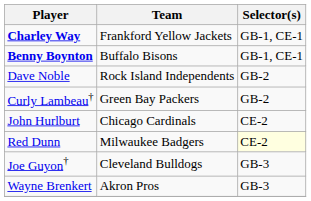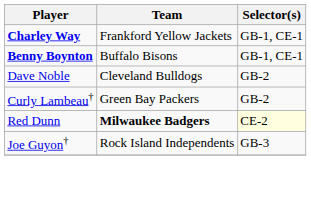(167, 76) Rock Island Independents -> (151, 76) Cleveland Bulldogs
- row: (44, 121)
(152, 141) normal -> (155, 121) bold
(151, 163) Cleveland Bulldogs -> (167, 143) Rock Island Independents
- row: (50, 186)
